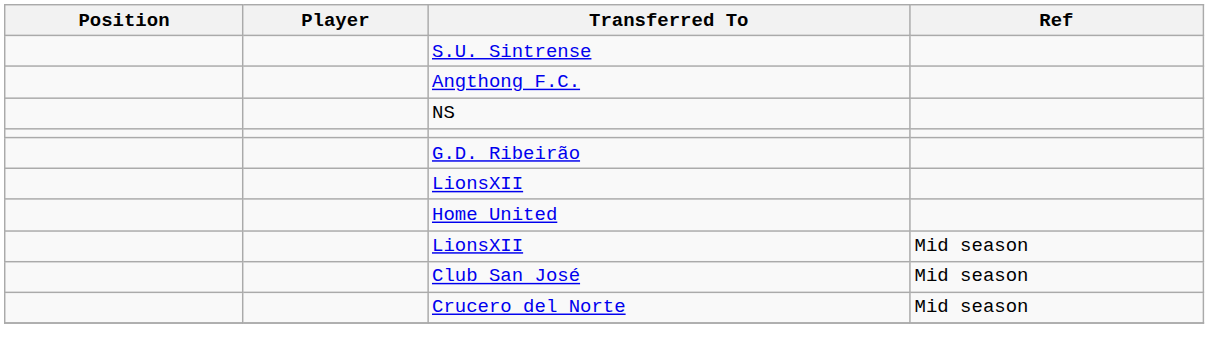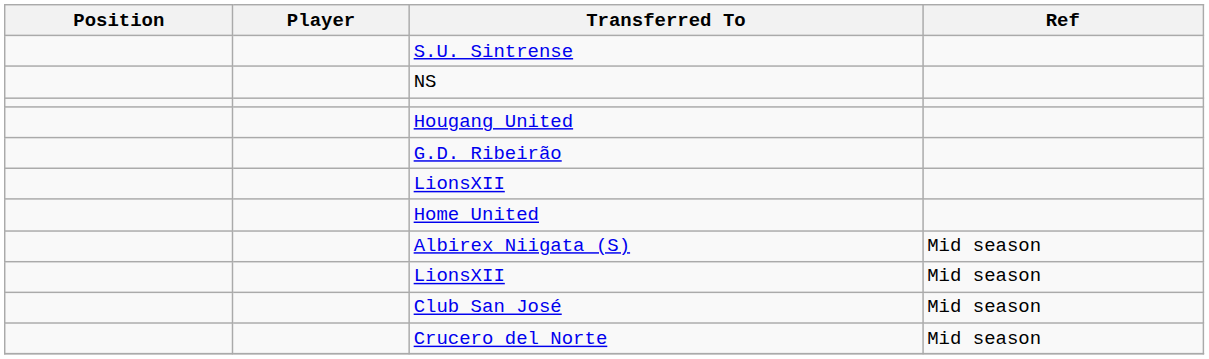- row: (506, 82)
+ row: (493, 122)
+ row: (522, 246)
